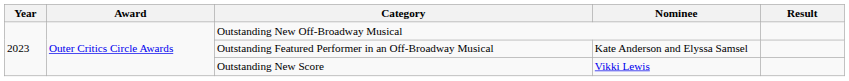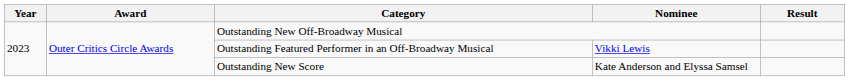(671, 48) Kate Anderson and Elyssa Samsel -> (622, 48) Vikki Lewis
(622, 66) Vikki Lewis -> (671, 66) Kate Anderson and Elyssa Samsel
